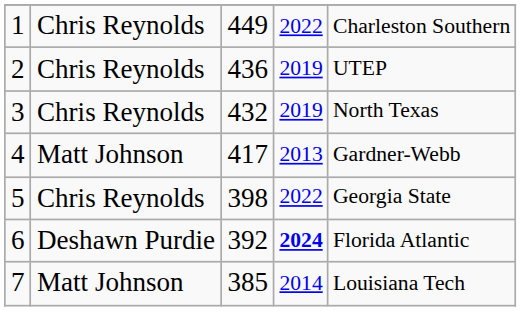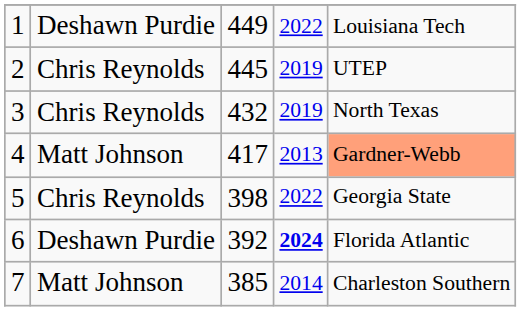(121, 25) Chris Reynolds -> (126, 25) Deshawn Purdie
(422, 25) Charleston Southern -> (399, 25) Louisiana Tech
(248, 68) 436 -> (248, 68) 445
(397, 154) no background -> (397, 154) lightsalmon background
(399, 283) Louisiana Tech -> (422, 283) Charleston Southern
